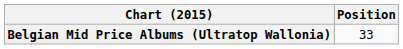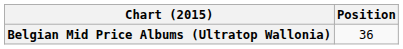(366, 34) 33 -> (366, 34) 36
